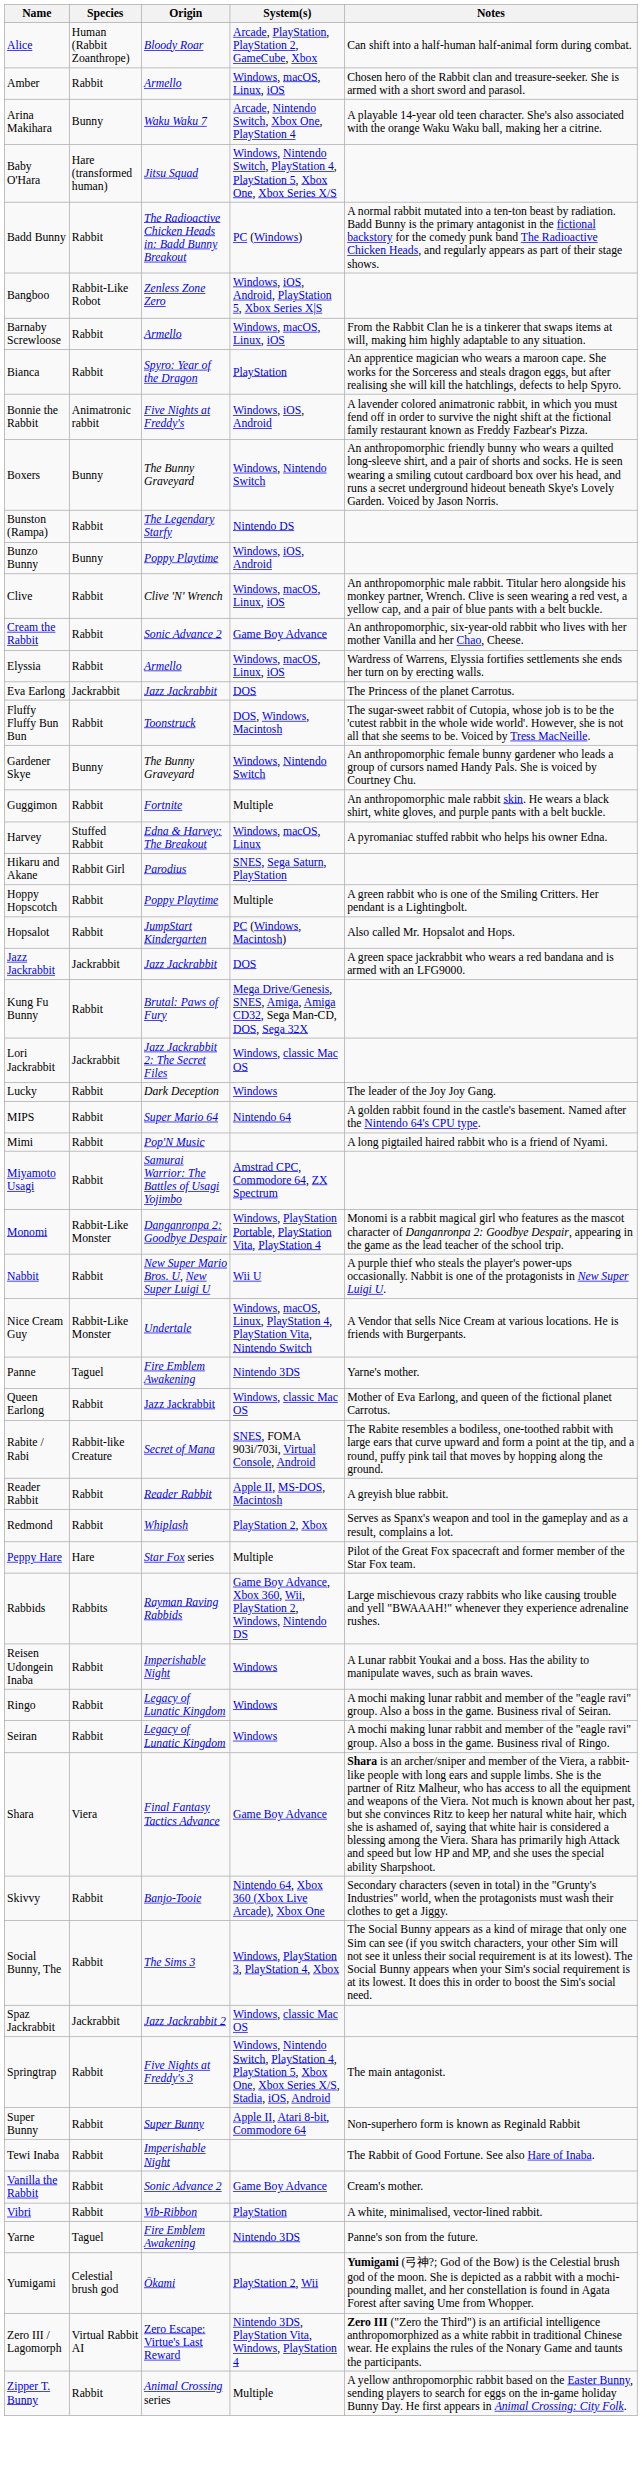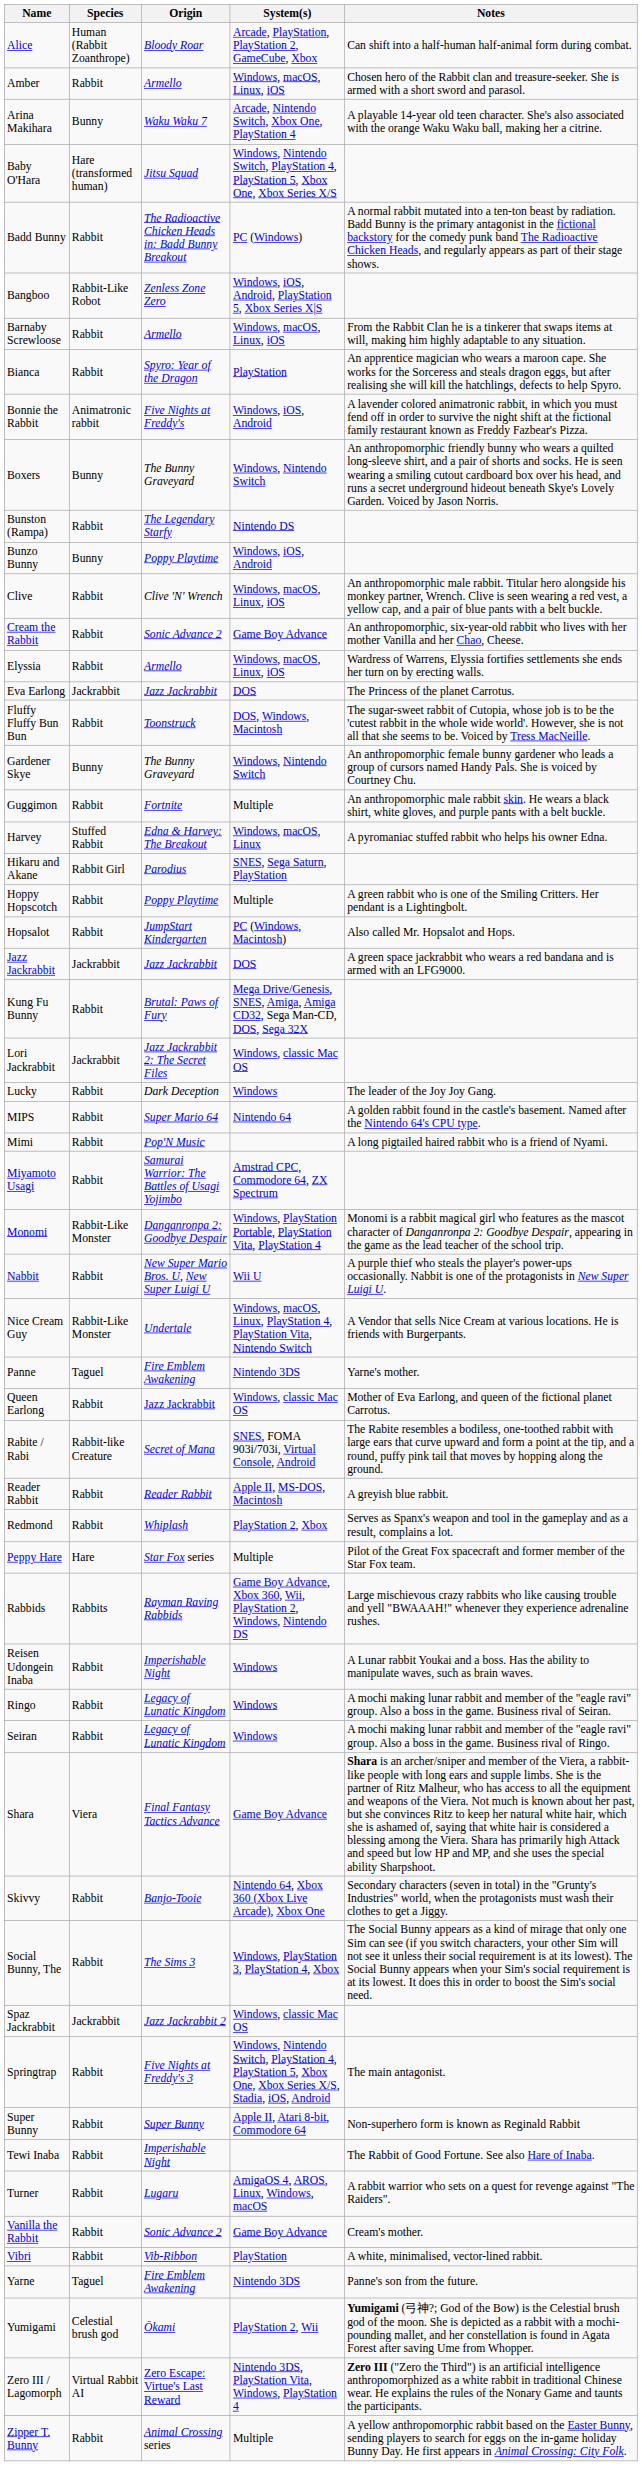+ row: (23, 2193)
